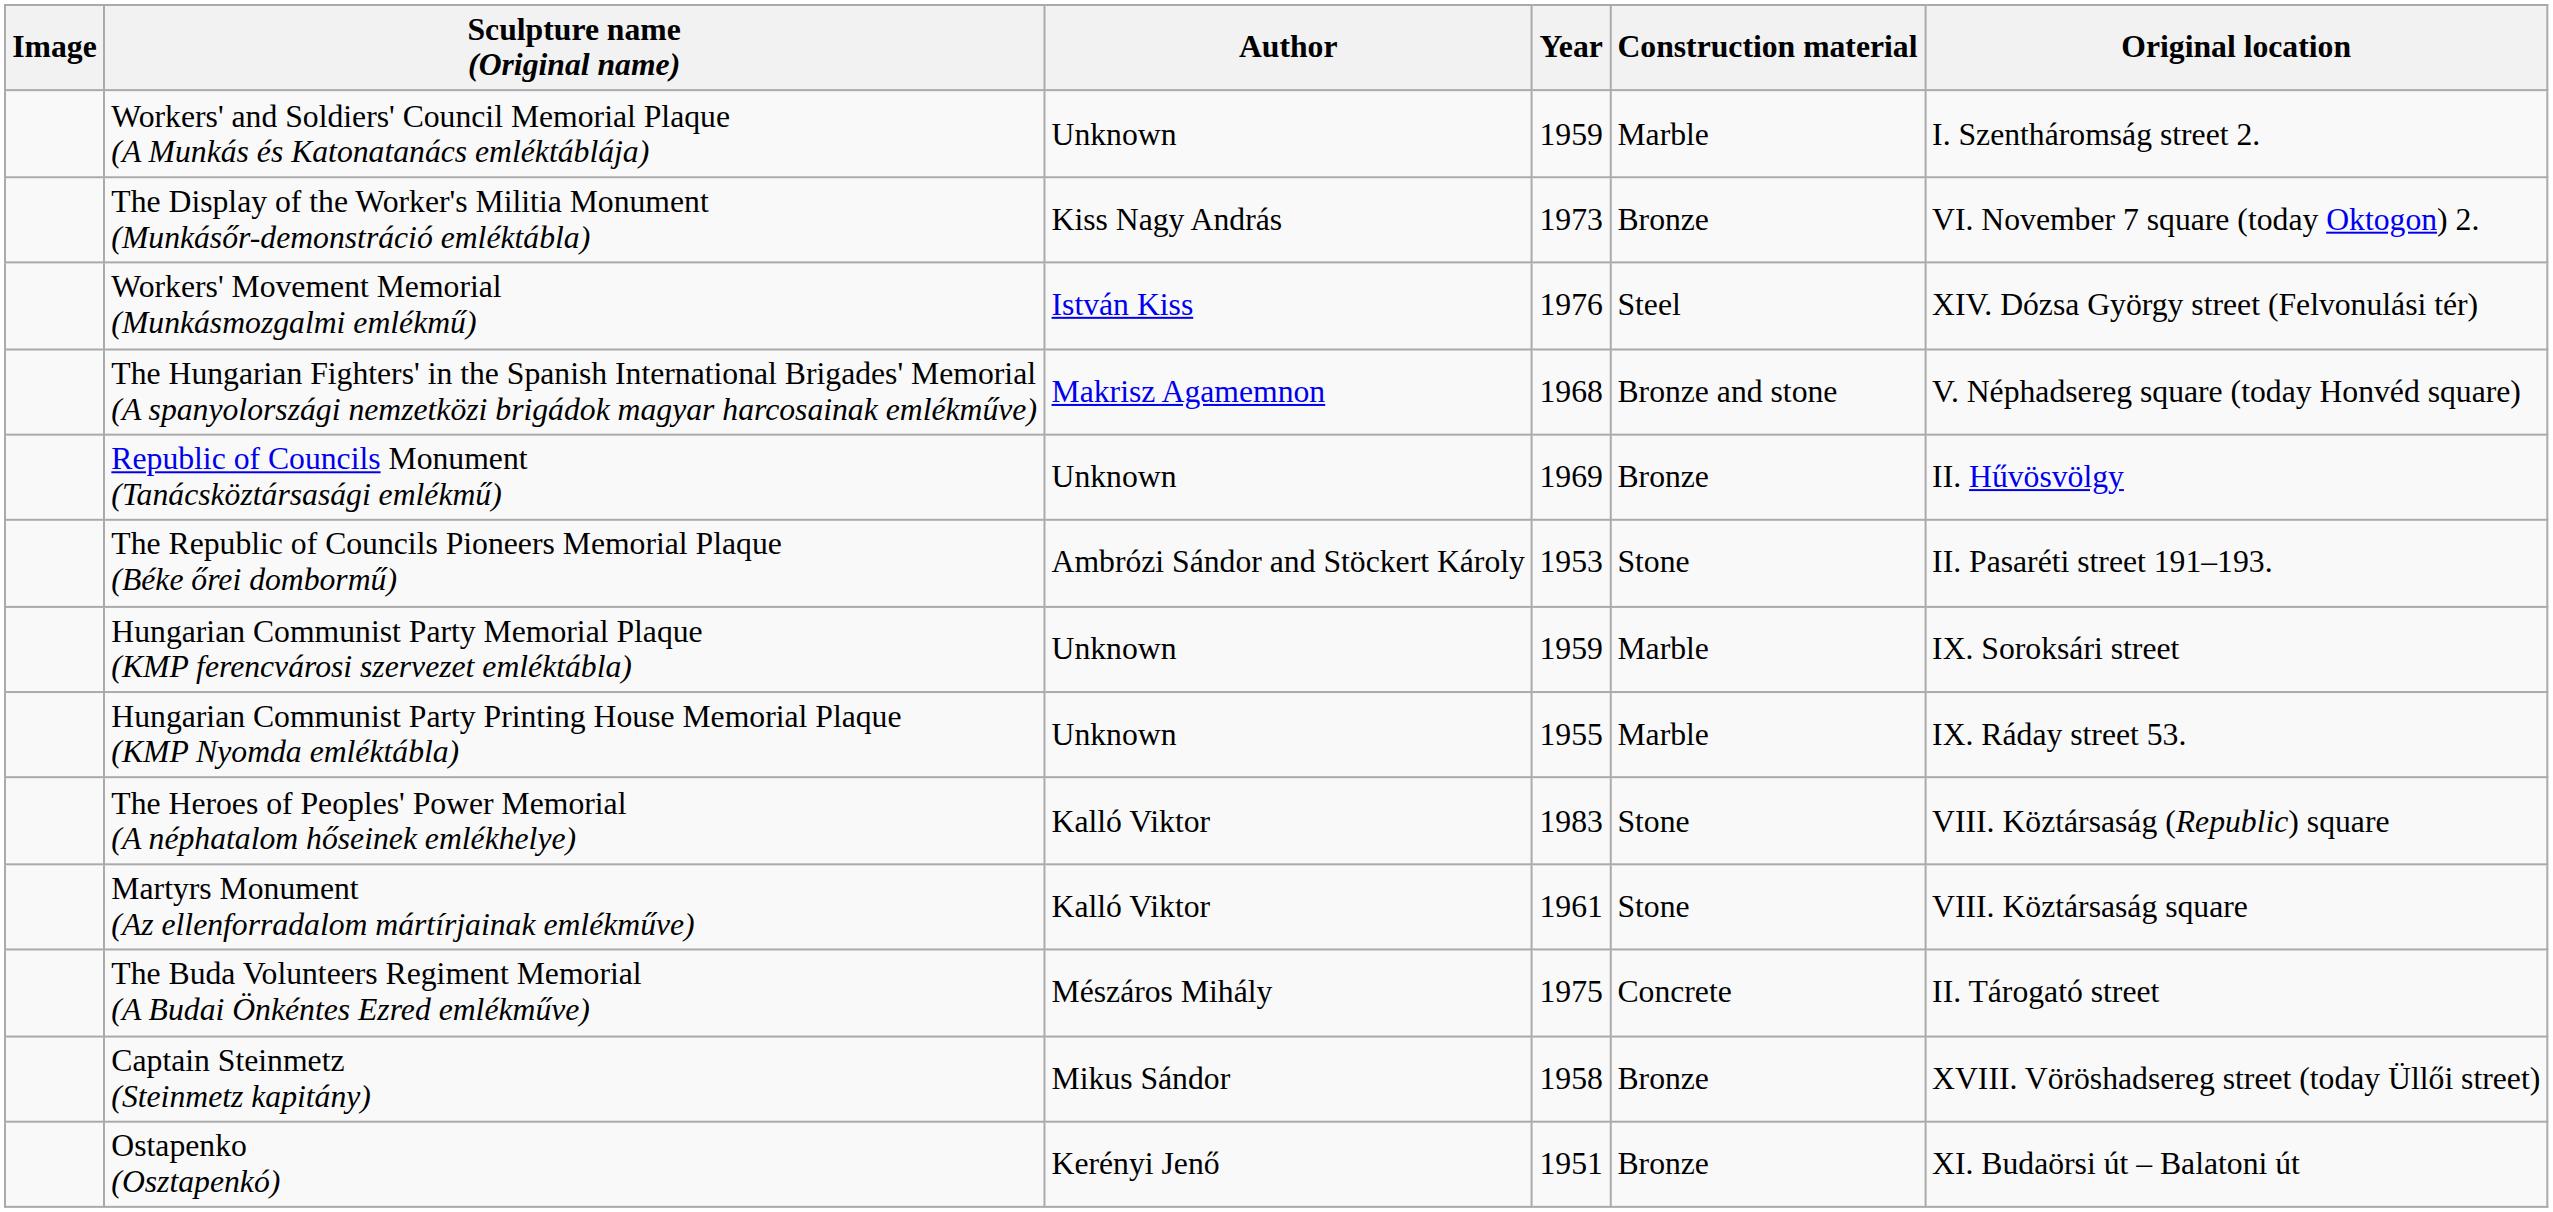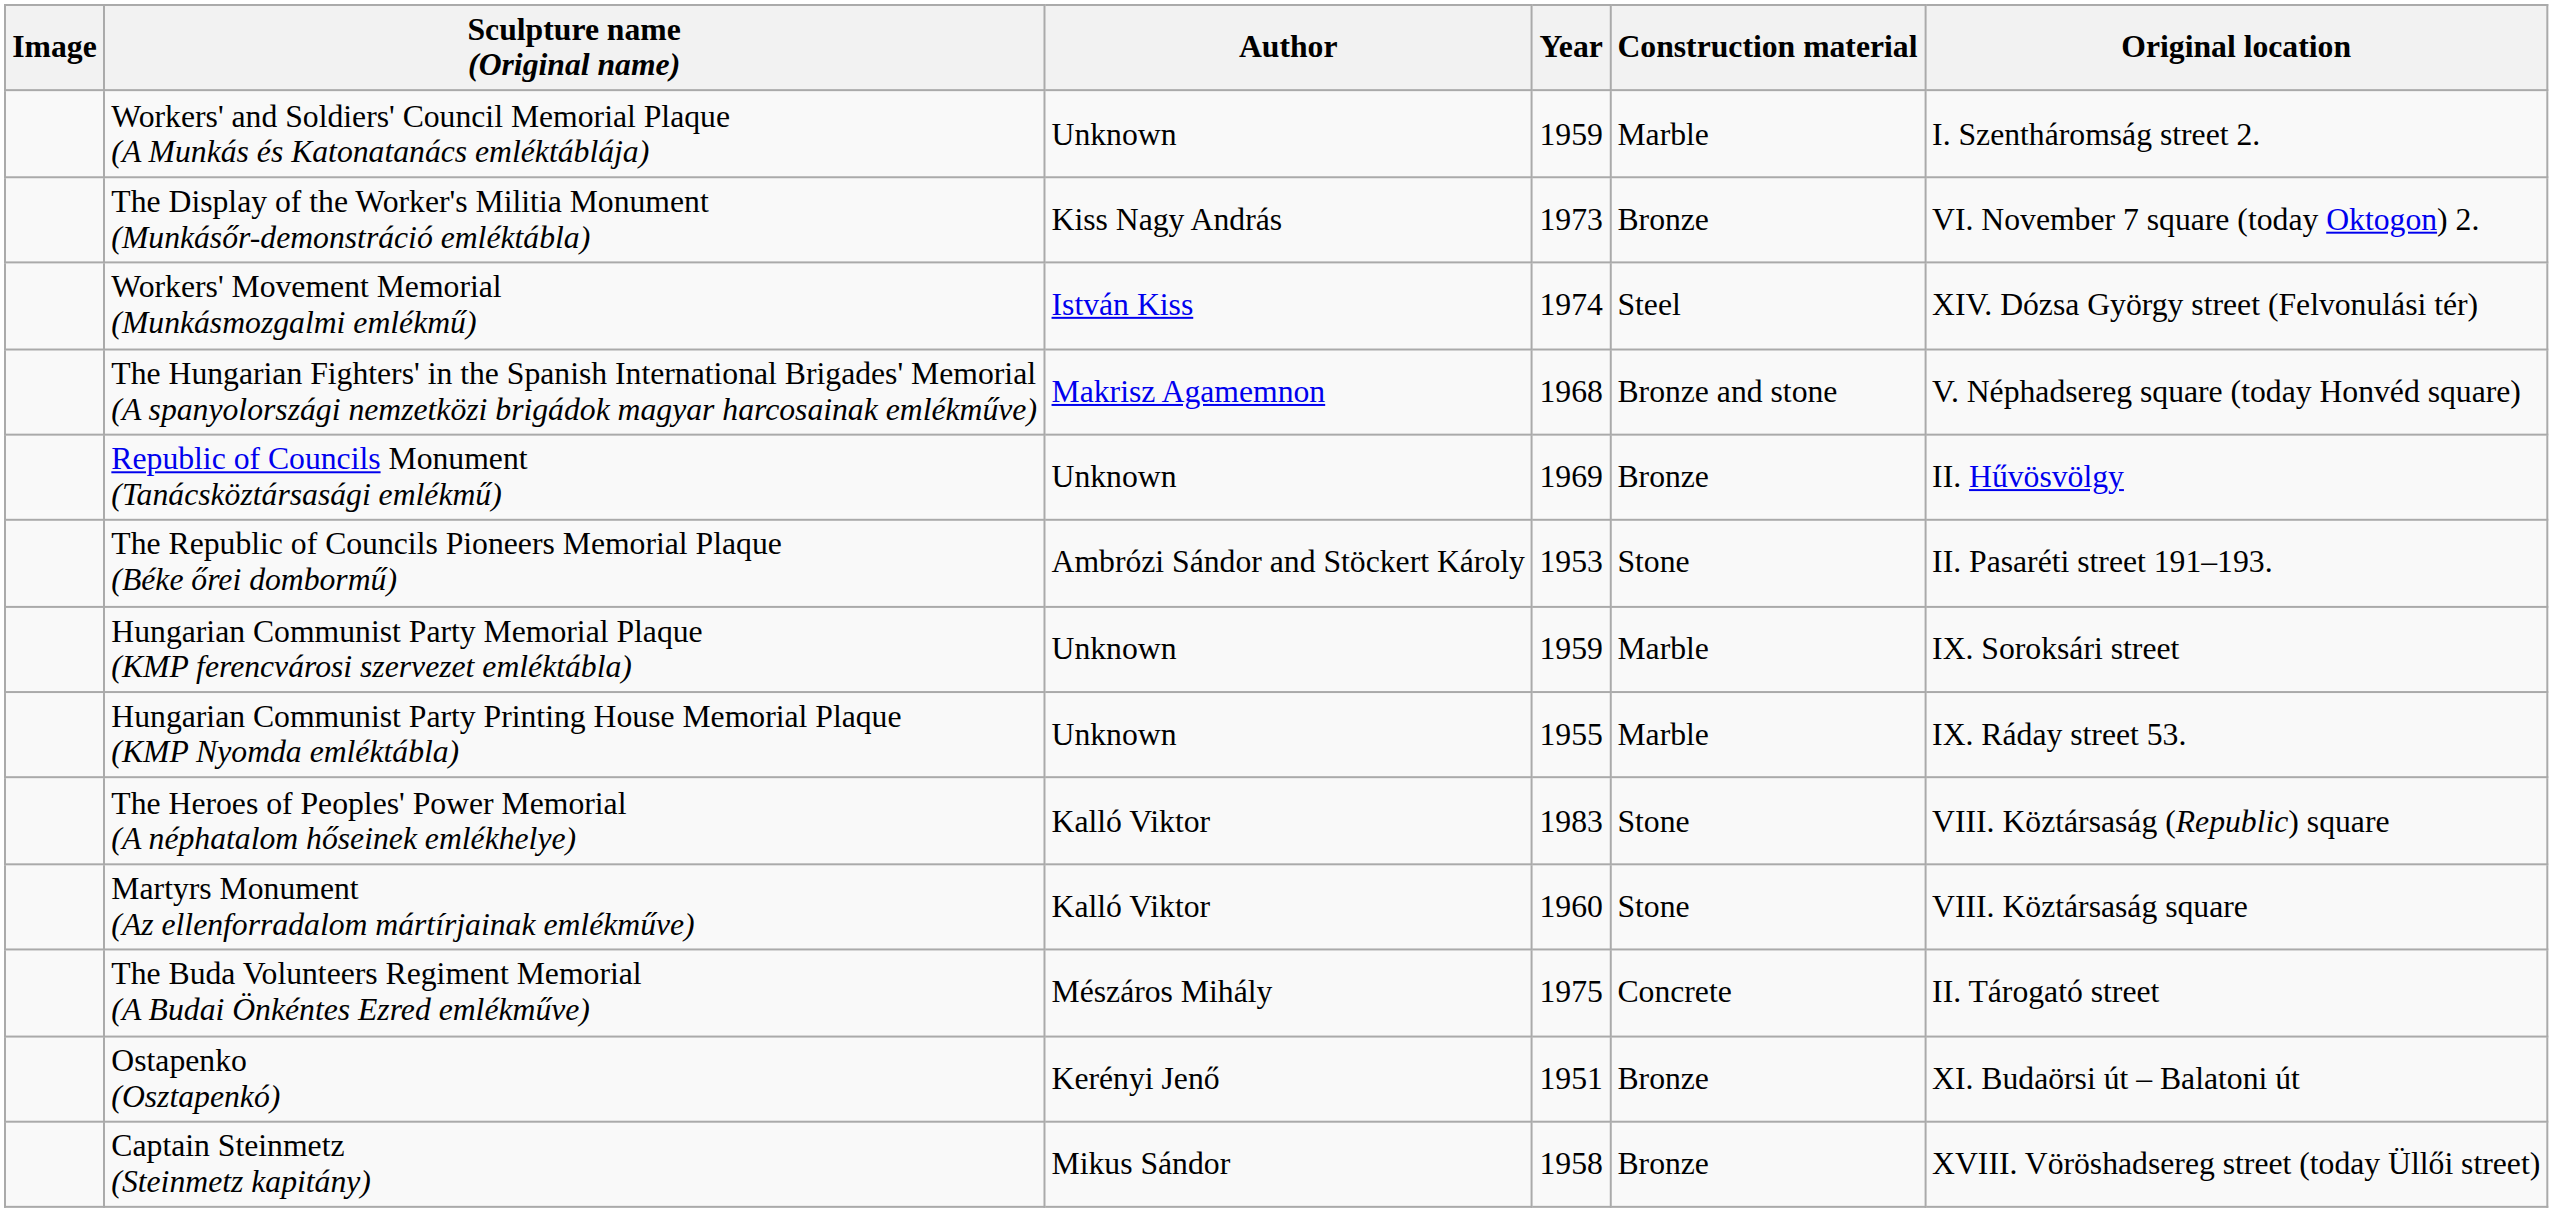(1571, 305) 1976 -> (1571, 305) 1974
(1571, 906) 1961 -> (1571, 906) 1960
rows swapped: (196, 1163) <-> (241, 1078)
